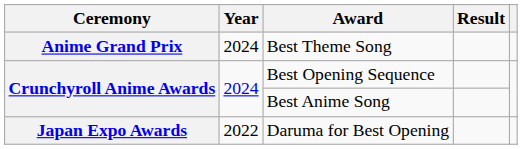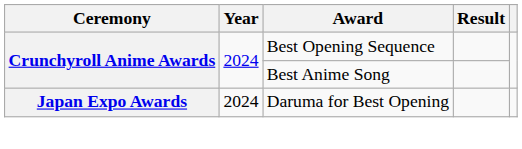- row: (329, 46)
(241, 130) 2022 -> (241, 102) 2024
